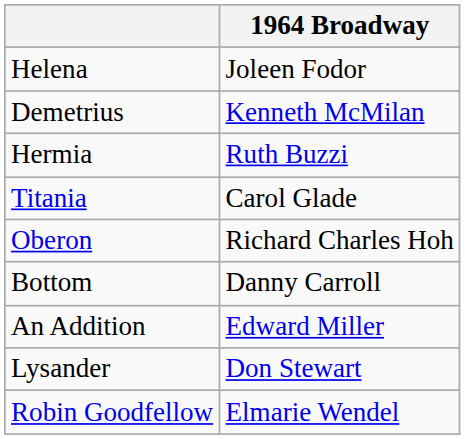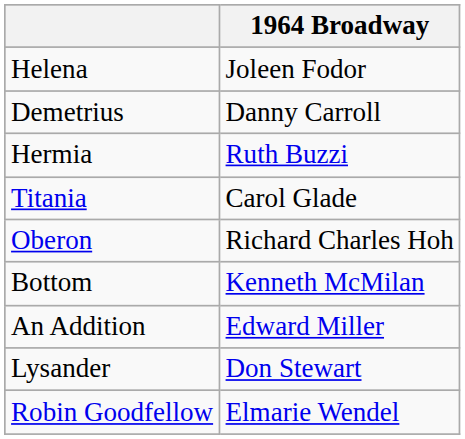(325, 111) Kenneth McMilan -> (303, 111) Danny Carroll
(303, 283) Danny Carroll -> (325, 283) Kenneth McMilan
